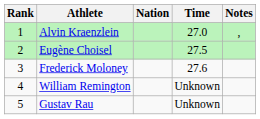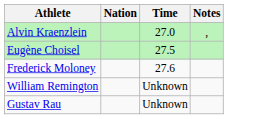- column: (20, 13)
